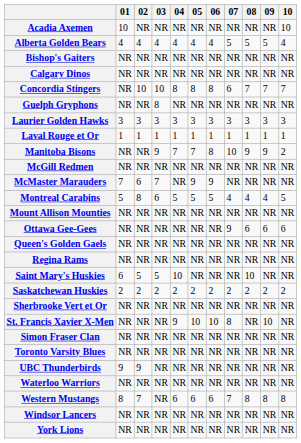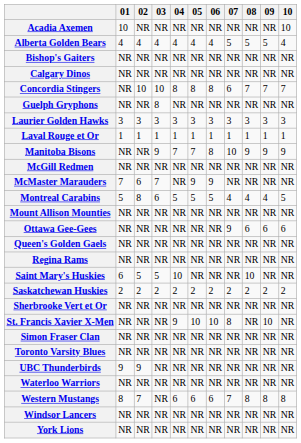(283, 151) 2 -> (283, 151) 9
